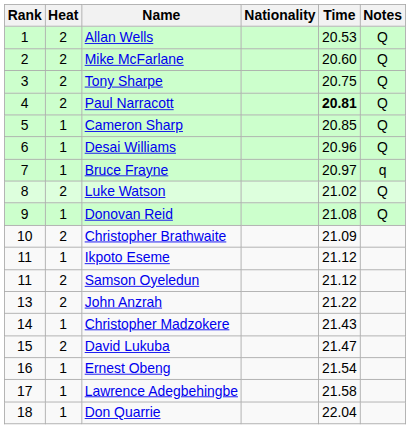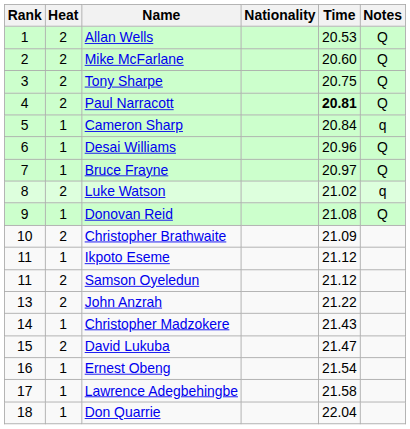(339, 125) 20.85 -> (339, 125) 20.84
(383, 125) Q -> (383, 125) q
(383, 170) q -> (383, 170) Q
(383, 192) Q -> (383, 192) q
